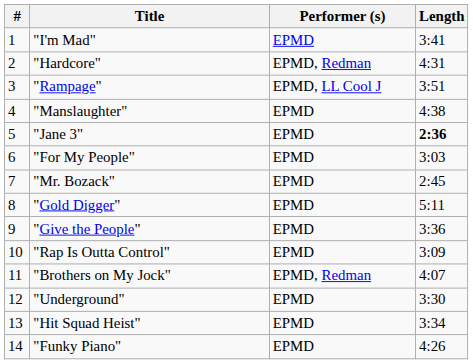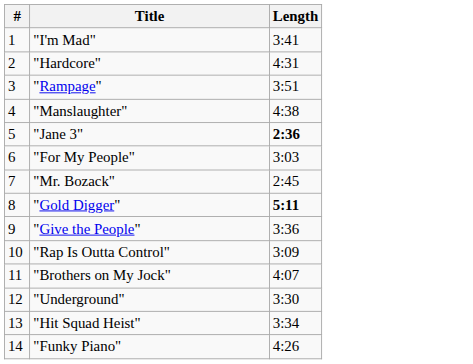- column: (342, 16)
(432, 205) normal -> (286, 205) bold
